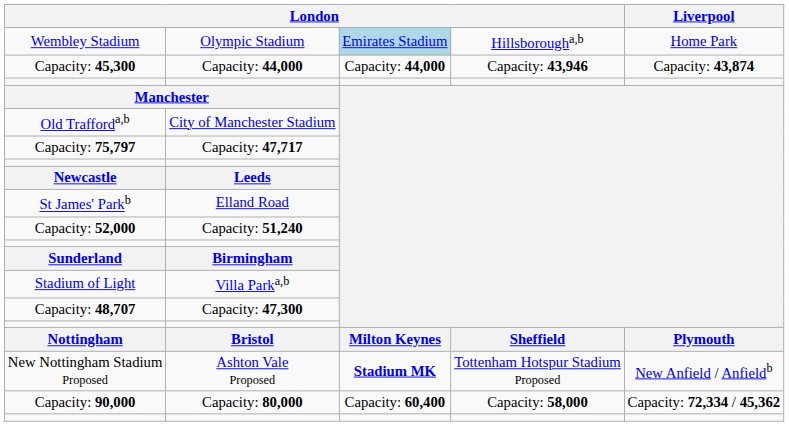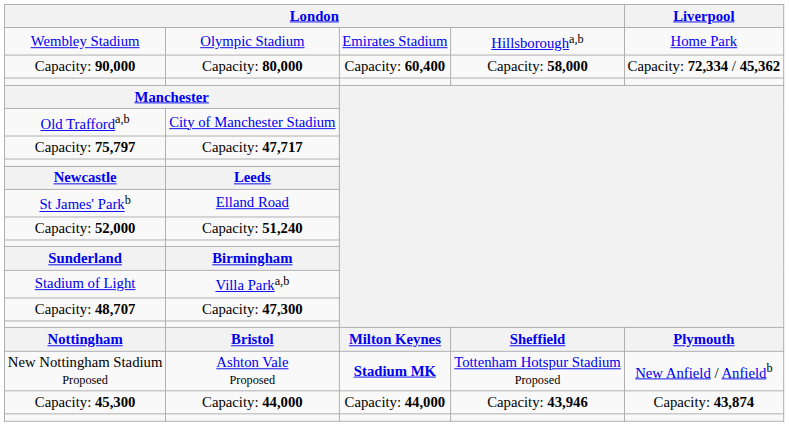(395, 41) lightblue background -> (395, 41) no background
rows swapped: (85, 402) <-> (85, 66)
